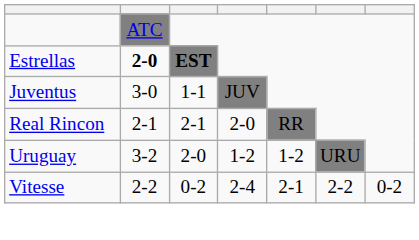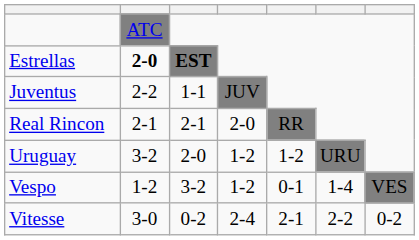(144, 92) 3-0 -> (144, 92) 2-2
+ row: (33, 187)
(144, 187) 2-2 -> (144, 219) 3-0
